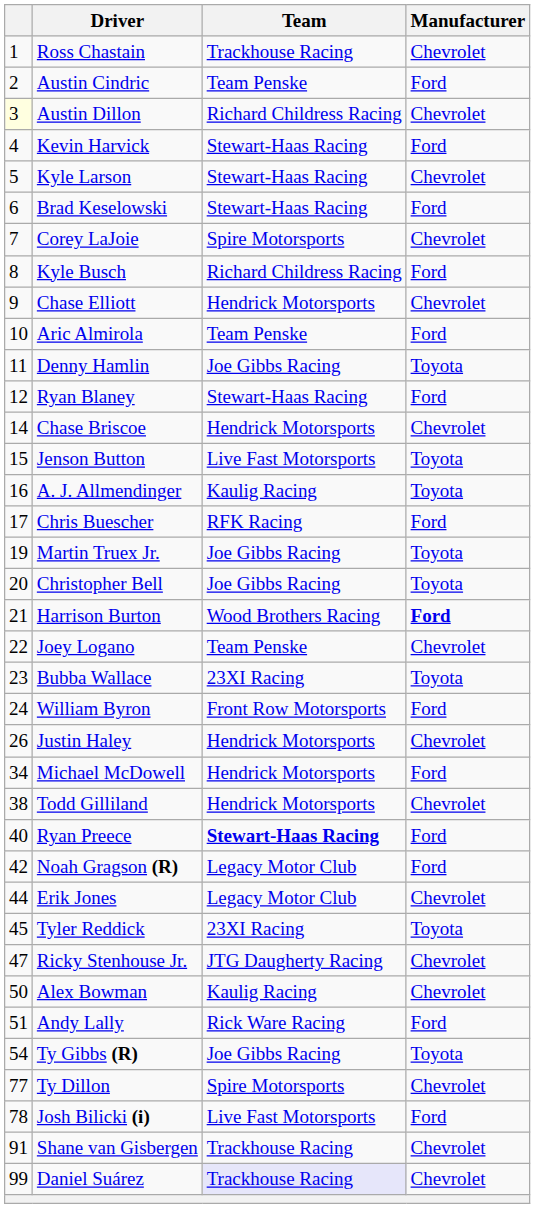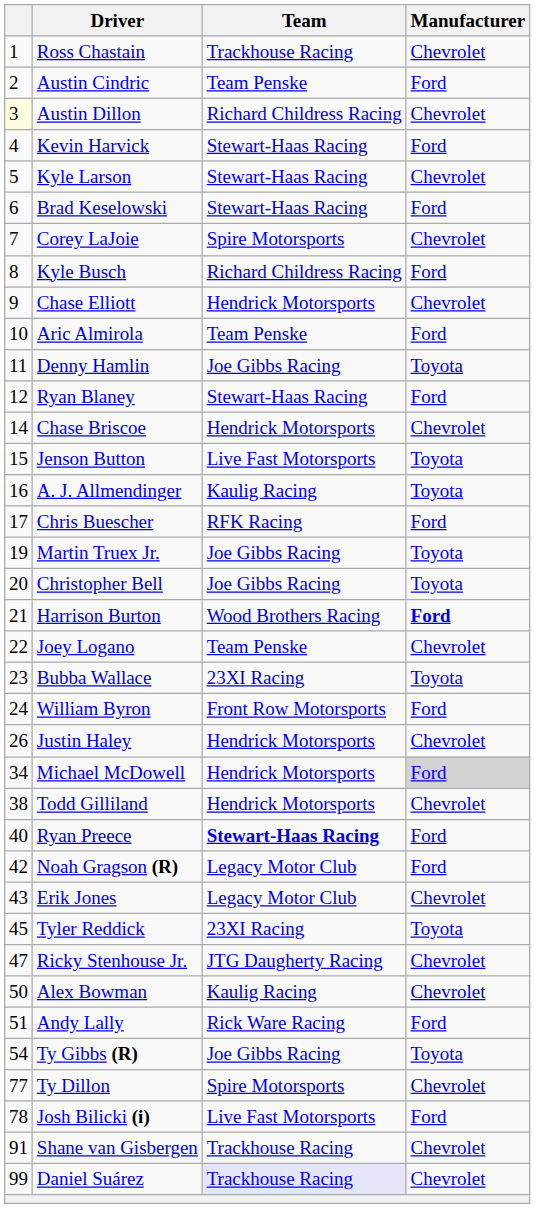(429, 772) no background -> (429, 772) lightgrey background
(19, 897) 44 -> (19, 897) 43
